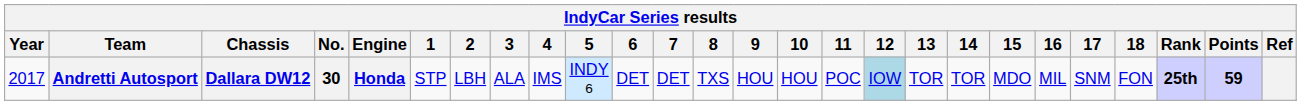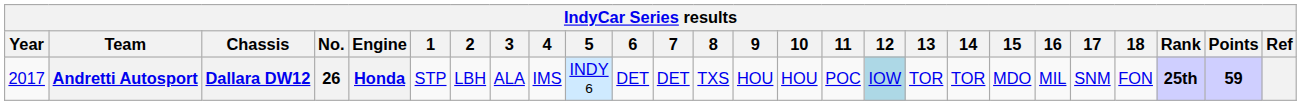(331, 79) 30 -> (331, 79) 26
